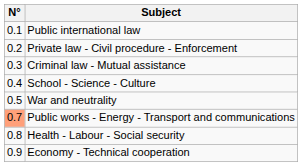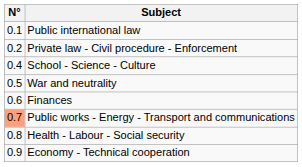- row: (106, 65)
+ row: (50, 100)
